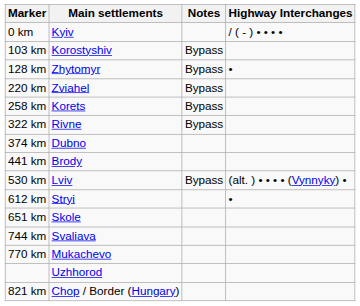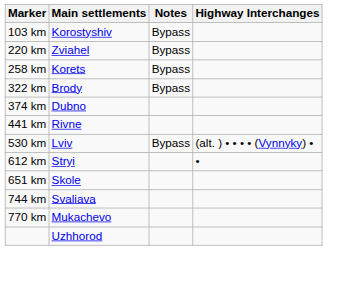- row: (21, 32)
- row: (27, 69)
(67, 124) Rivne -> (67, 87) Brody
(67, 161) Brody -> (67, 124) Rivne
- row: (27, 291)
